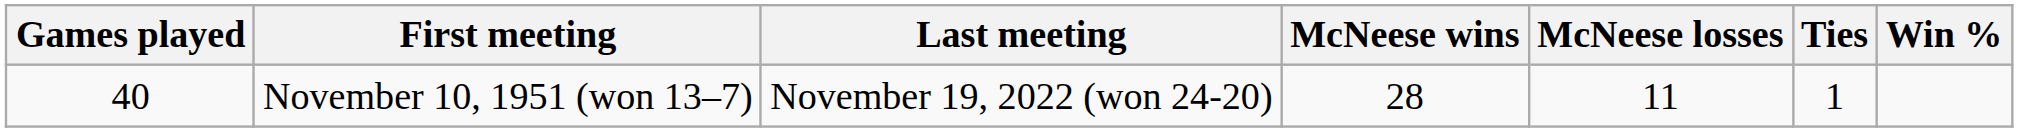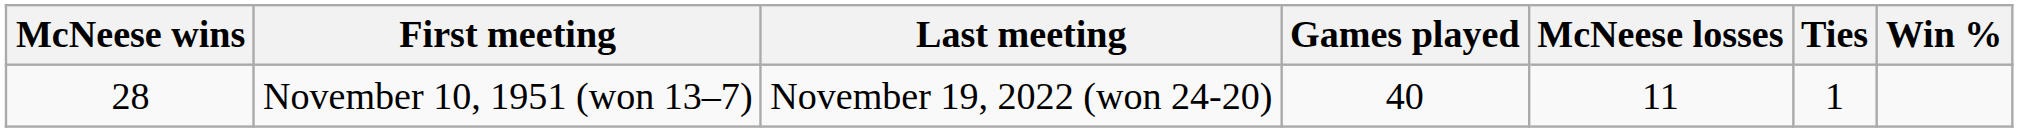columns swapped: (131, 34) <-> (1405, 34)
